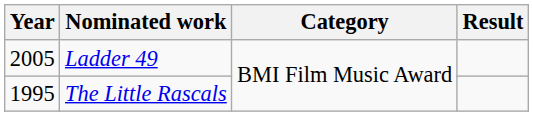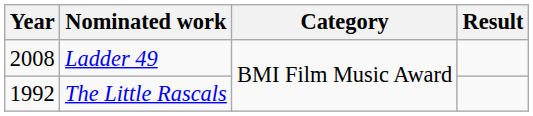(32, 57) 2005 -> (32, 57) 2008
(32, 93) 1995 -> (32, 93) 1992
